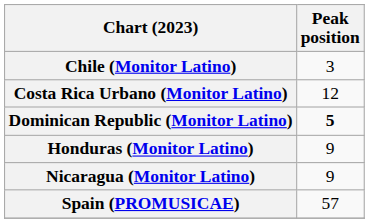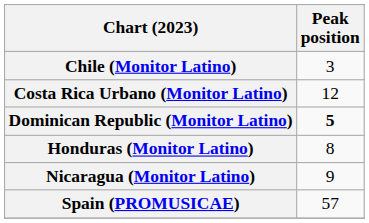(330, 148) 9 -> (330, 148) 8
